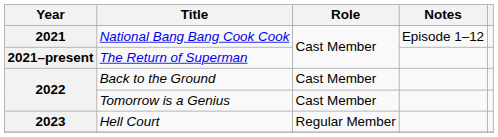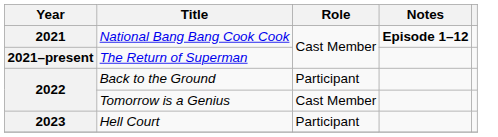(443, 36) normal -> (425, 36) bold
(336, 79) Cast Member -> (327, 79) Participant
(346, 121) Regular Member -> (327, 121) Participant
